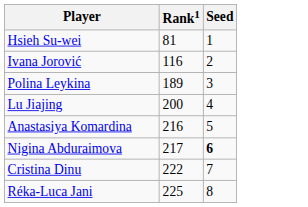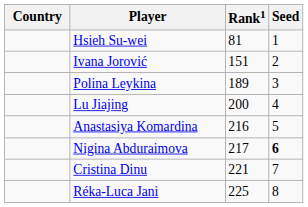+ column: (37, 17)
(173, 62) 116 -> (239, 62) 151
(173, 169) 222 -> (239, 169) 221
